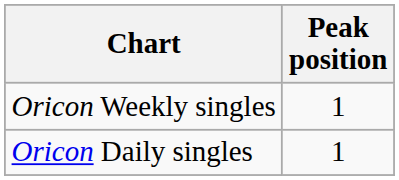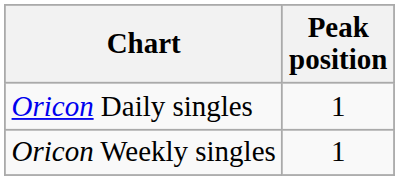rows swapped: (132, 151) <-> (144, 105)
